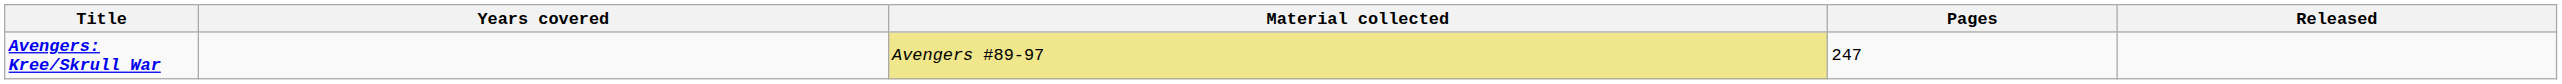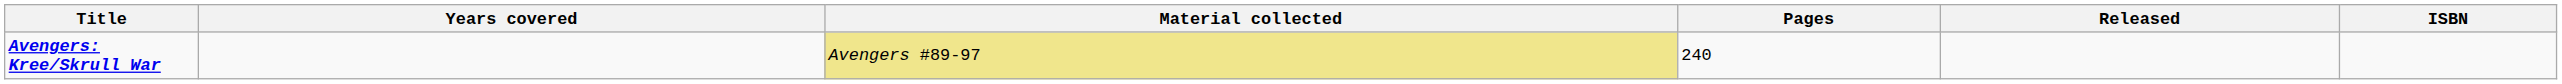+ column: (2448, 18)
(1847, 56) 247 -> (1696, 56) 240
